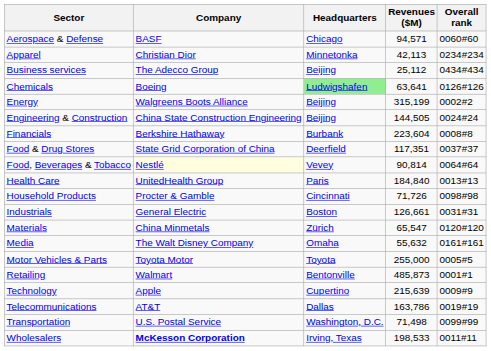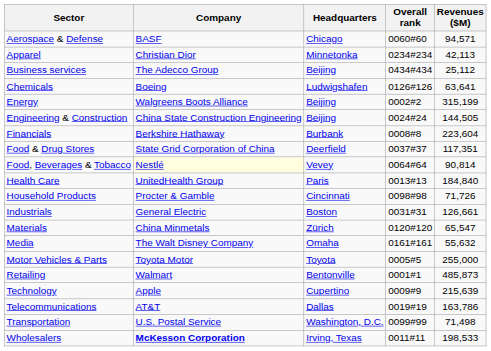columns swapped: (462, 17) <-> (412, 17)
(337, 86) lightgreen background -> (337, 86) no background
